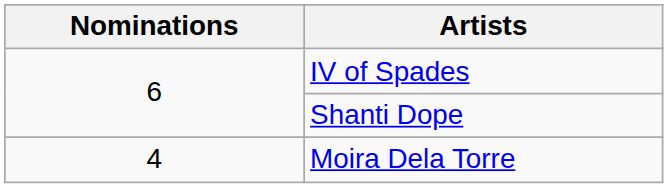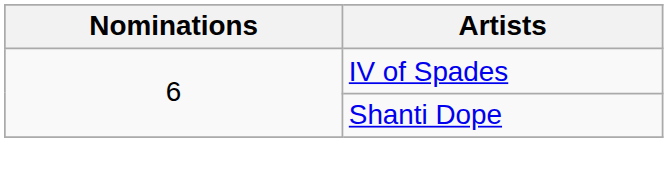- row: (413, 159)
